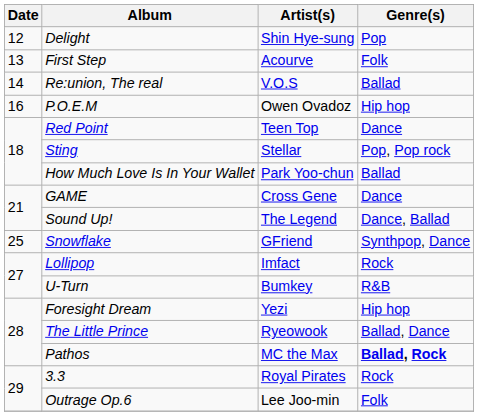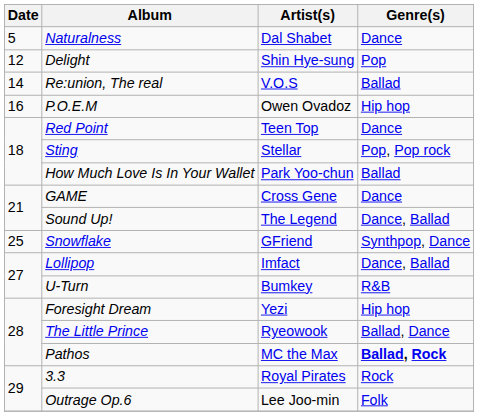+ row: (83, 38)
- row: (76, 60)
(377, 264) Rock -> (405, 264) Dance, Ballad
